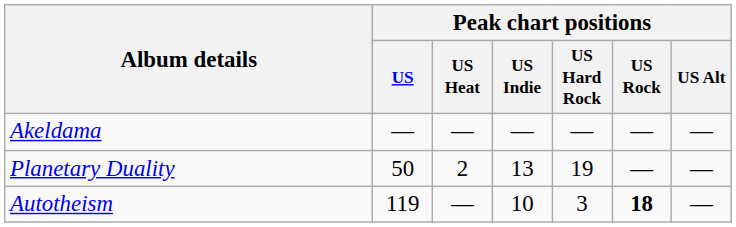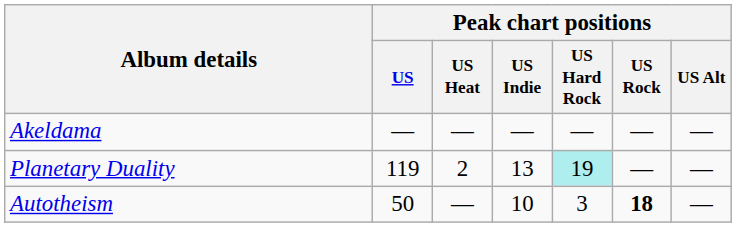(403, 167) 50 -> (403, 167) 119
(582, 167) no background -> (582, 167) paleturquoise background
(403, 204) 119 -> (403, 204) 50
